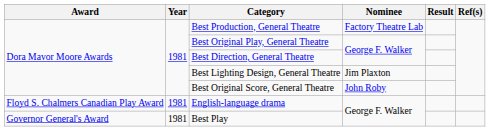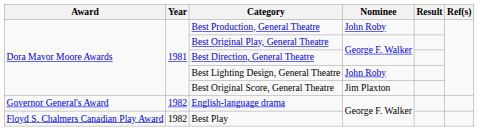(384, 27) Factory Theatre Lab -> (365, 27) John Roby
(368, 73) Jim Plaxton -> (365, 73) John Roby
(365, 88) John Roby -> (368, 88) Jim Plaxton
(85, 103) Floyd S. Chalmers Canadian Play Award -> (58, 103) Governor General's Award
(178, 103) 1981 -> (178, 103) 1982
(58, 118) Governor General's Award -> (85, 118) Floyd S. Chalmers Canadian Play Award
(178, 118) 1981 -> (178, 118) 1982
